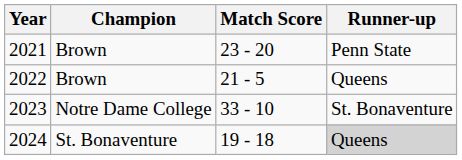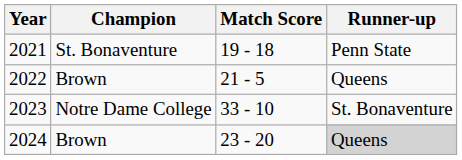(81, 49) Brown -> (116, 49) St. Bonaventure
(247, 49) 23 - 20 -> (247, 49) 19 - 18
(116, 139) St. Bonaventure -> (81, 139) Brown
(247, 139) 19 - 18 -> (247, 139) 23 - 20
